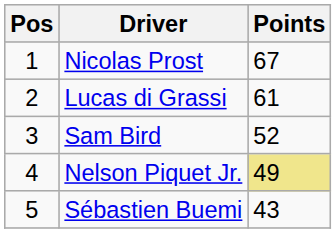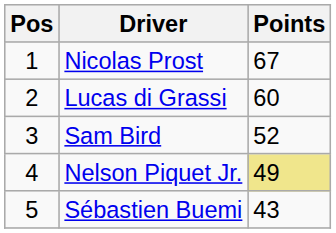(266, 98) 61 -> (266, 98) 60
